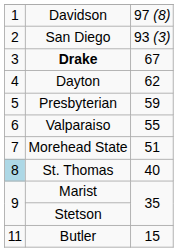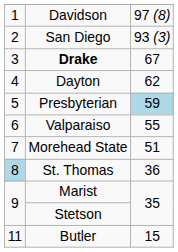(152, 103) no background -> (152, 103) lightblue background
(152, 170) 40 -> (152, 170) 36
